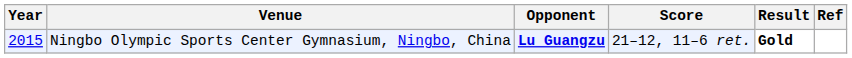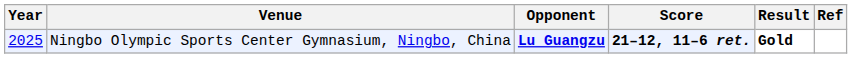(26, 41) 2015 -> (26, 41) 2025
(681, 41) normal -> (681, 41) bold
